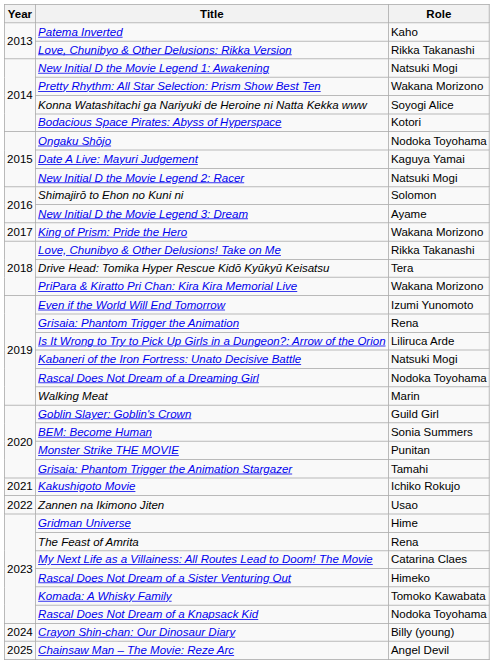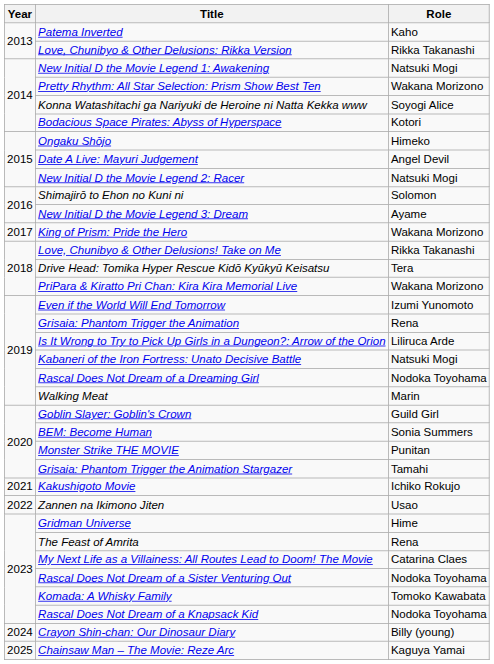(439, 141) Nodoka Toyohama -> (410, 141) Himeko
(428, 159) Kaguya Yamai -> (420, 159) Angel Devil
(410, 578) Himeko -> (439, 578) Nodoka Toyohama
(420, 651) Angel Devil -> (428, 651) Kaguya Yamai
